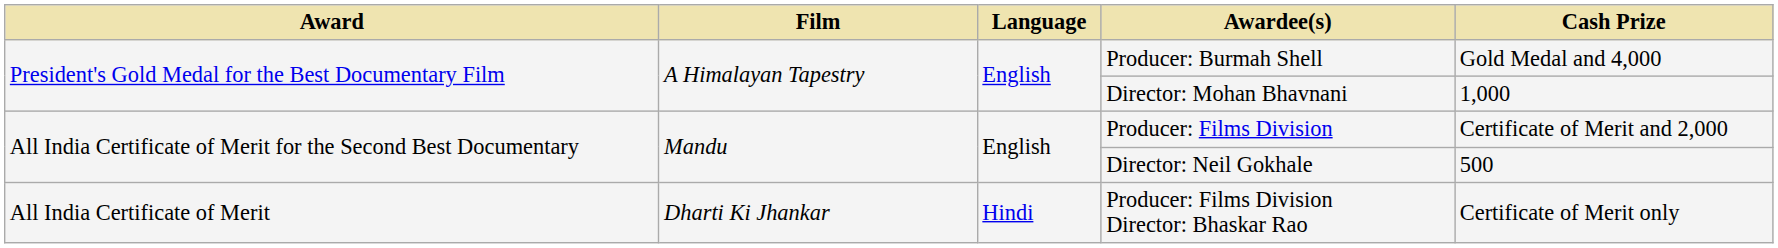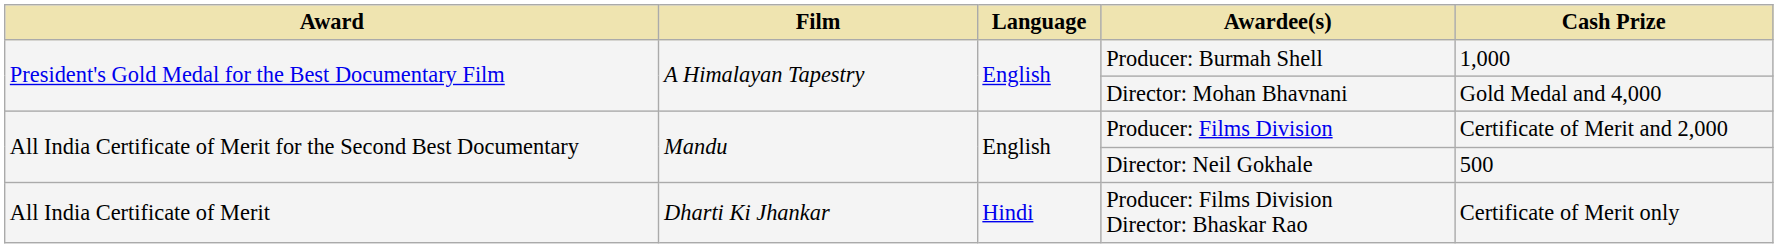(1561, 57) Gold Medal and 4,000 -> (1485, 57) 1,000
(1485, 93) 1,000 -> (1561, 93) Gold Medal and 4,000
